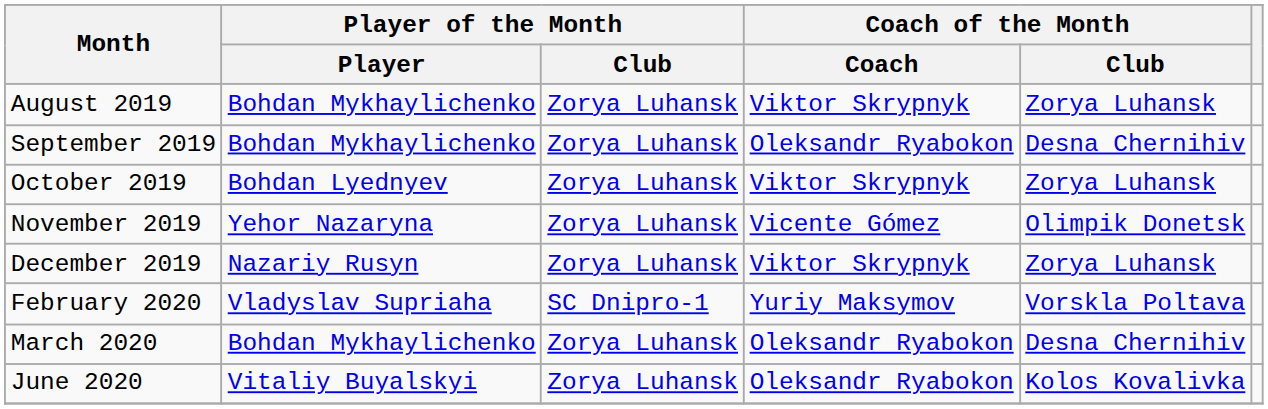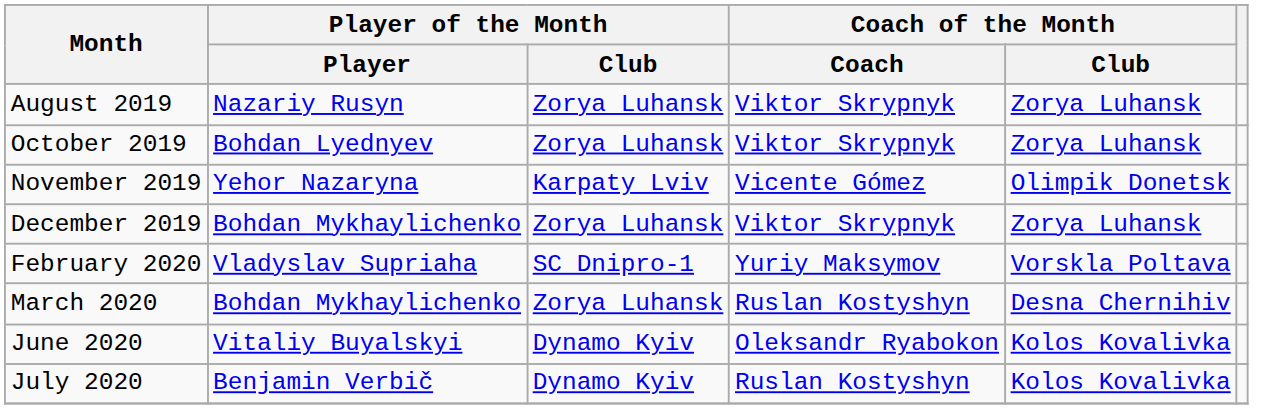(382, 105) Bohdan Mykhaylichenko -> (308, 105) Nazariy Rusyn
- row: (113, 144)
(643, 224) Zorya Luhansk -> (621, 184) Karpaty Lviv
(323, 264) Nazariy Rusyn -> (367, 224) Bohdan Mykhaylichenko
(882, 344) Oleksandr Ryabokon -> (852, 304) Ruslan Kostyshyn
(643, 383) Zorya Luhansk -> (613, 344) Dynamo Kyiv
+ row: (77, 383)
